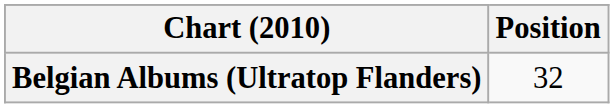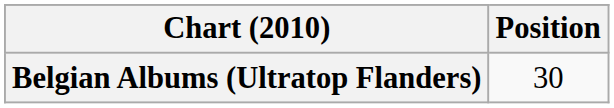(548, 77) 32 -> (548, 77) 30
